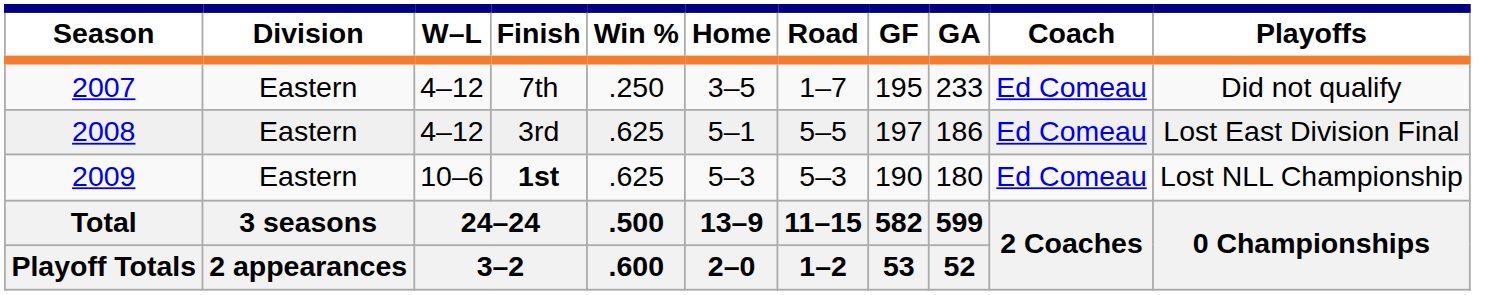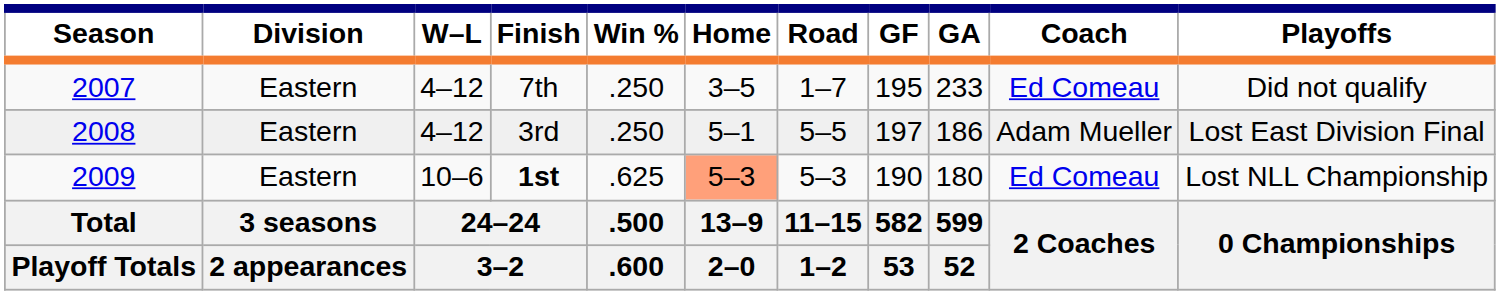(636, 131) .625 -> (636, 131) .250
(1072, 131) Ed Comeau -> (1084, 131) Adam Mueller
(732, 176) no background -> (732, 176) lightsalmon background
